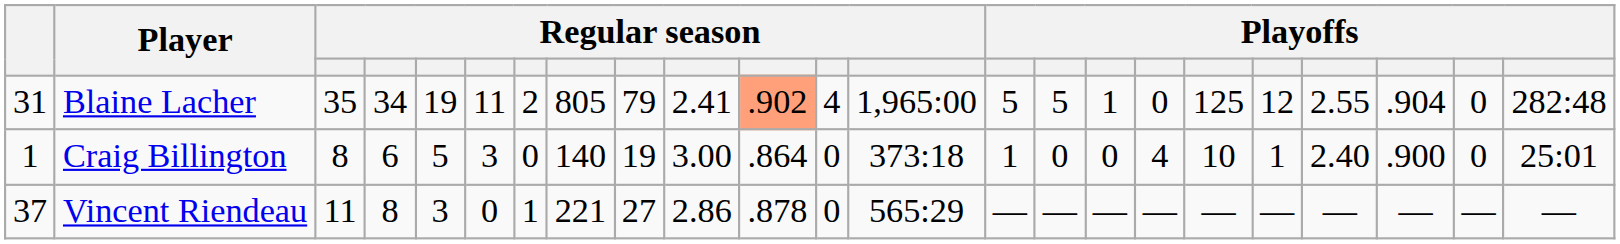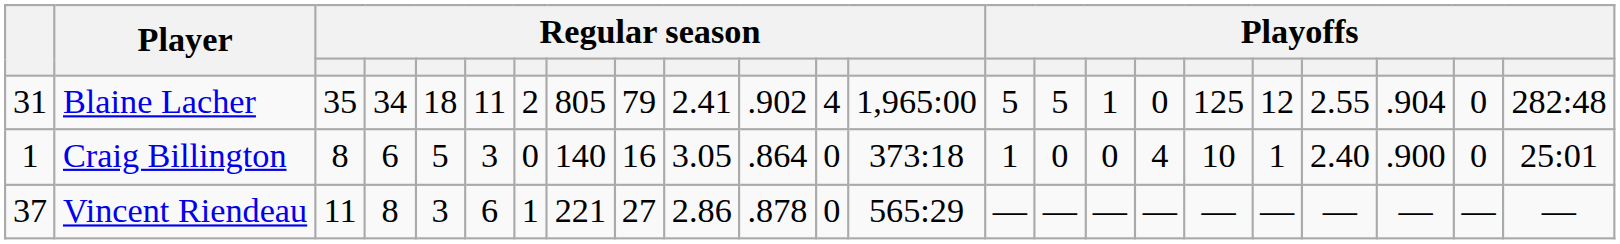(440, 101) 19 -> (440, 101) 18
(778, 101) lightsalmon background -> (778, 101) no background
(639, 156) 19 -> (639, 156) 16
(702, 156) 3.00 -> (702, 156) 3.05
(490, 210) 0 -> (490, 210) 6
